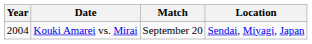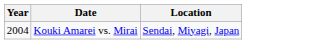- column: (173, 13)
